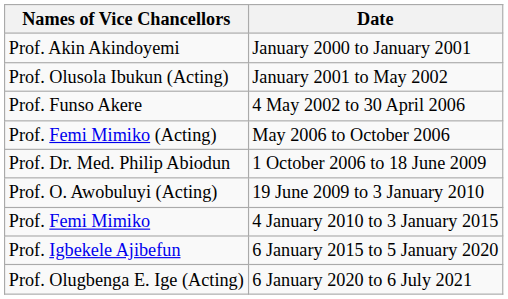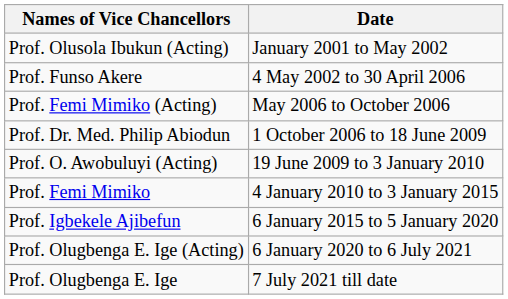- row: (94, 47)
+ row: (93, 279)
